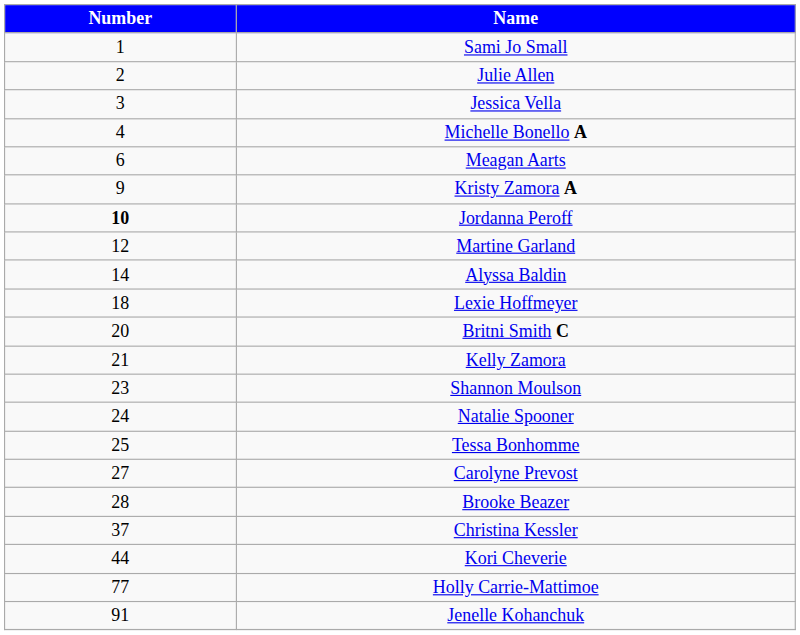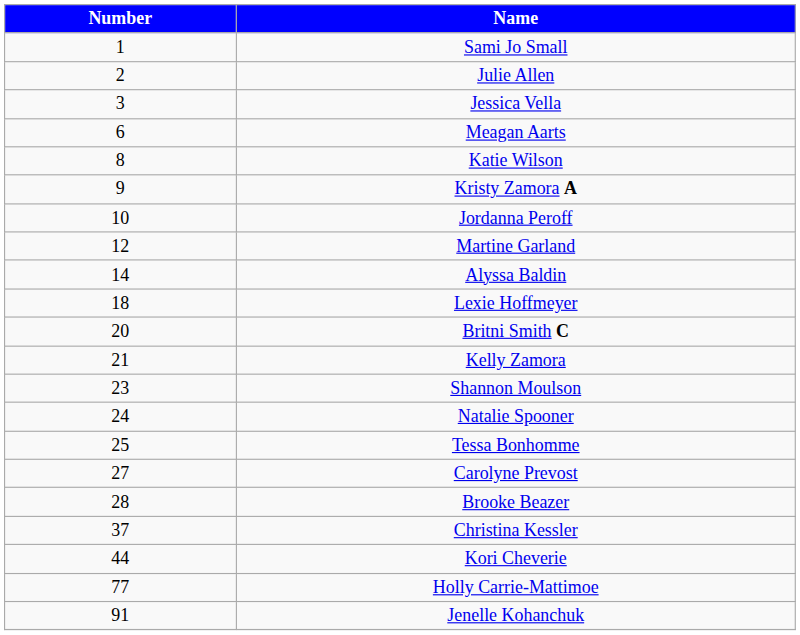- row: (516, 132)
+ row: (516, 160)
(120, 217) bold -> (120, 217) normal
